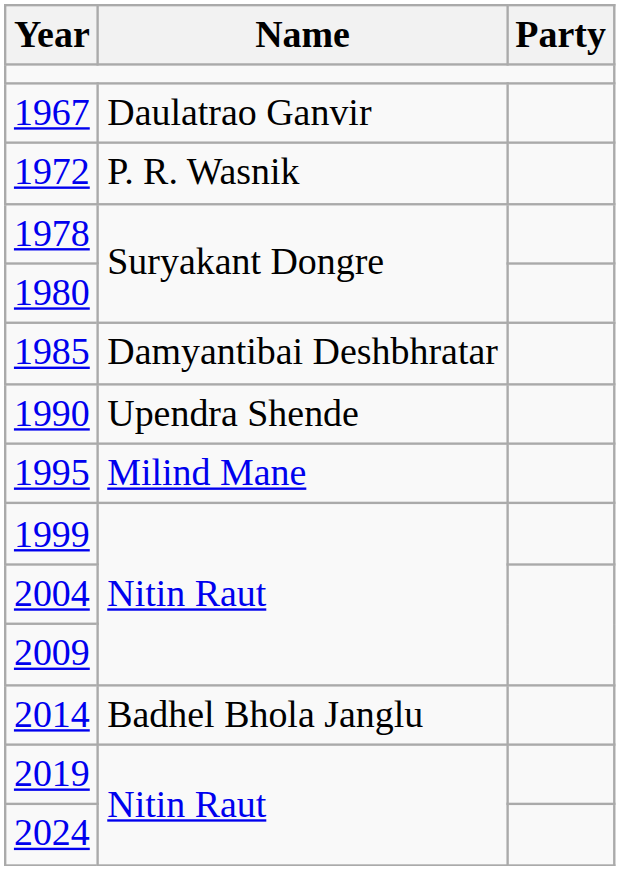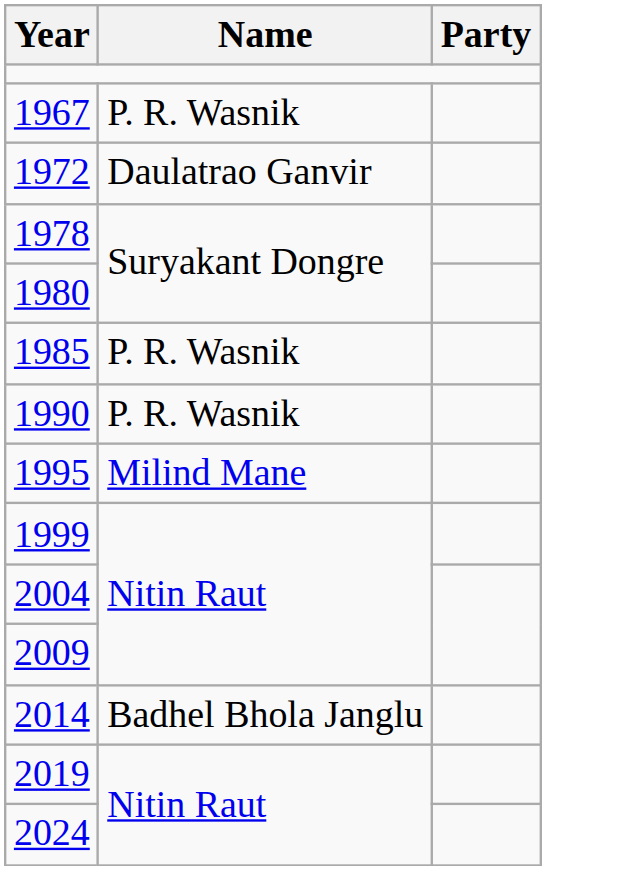(239, 112) Daulatrao Ganvir -> (203, 112) P. R. Wasnik
(203, 172) P. R. Wasnik -> (239, 172) Daulatrao Ganvir
(303, 352) Damyantibai Deshbhratar -> (203, 352) P. R. Wasnik
(233, 412) Upendra Shende -> (203, 412) P. R. Wasnik
